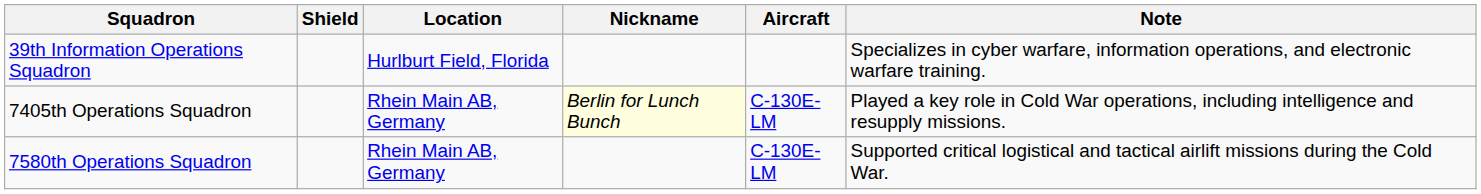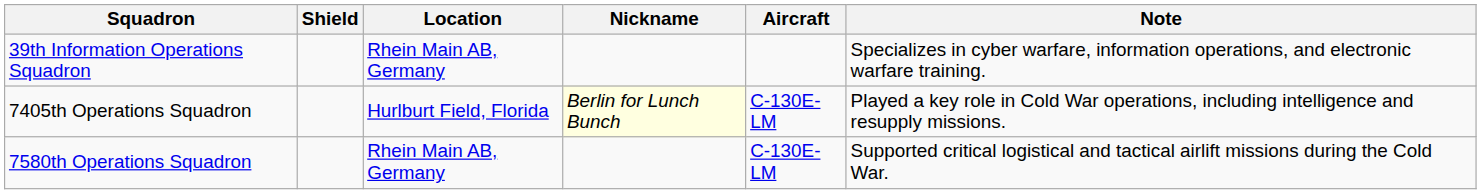(458, 60) Hurlburt Field, Florida -> (432, 60) Rhein Main AB, Germany
(432, 111) Rhein Main AB, Germany -> (458, 111) Hurlburt Field, Florida
